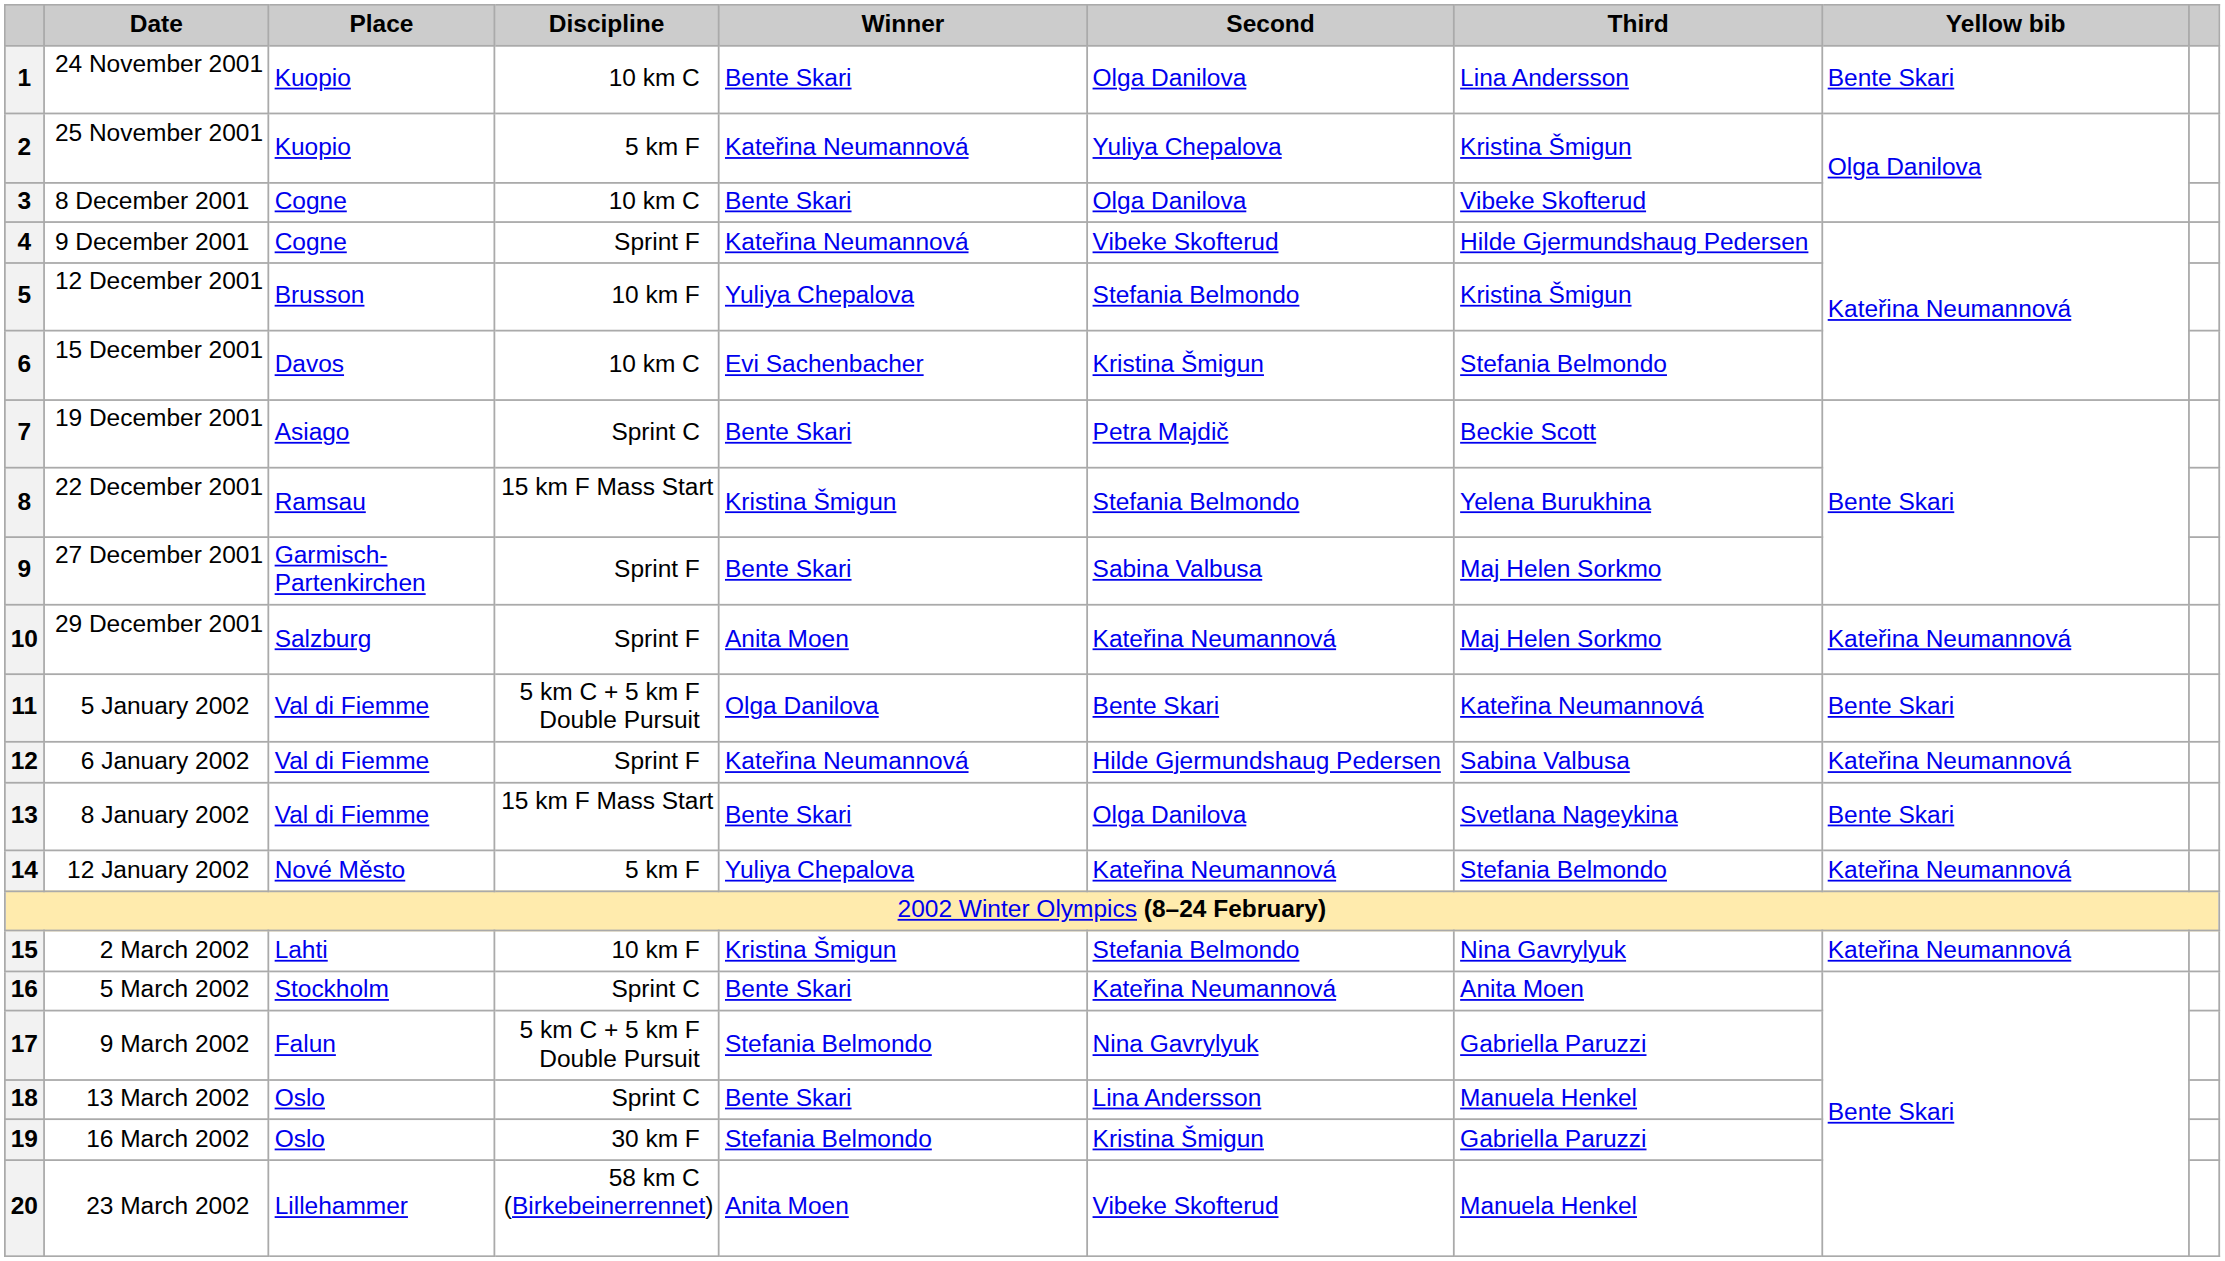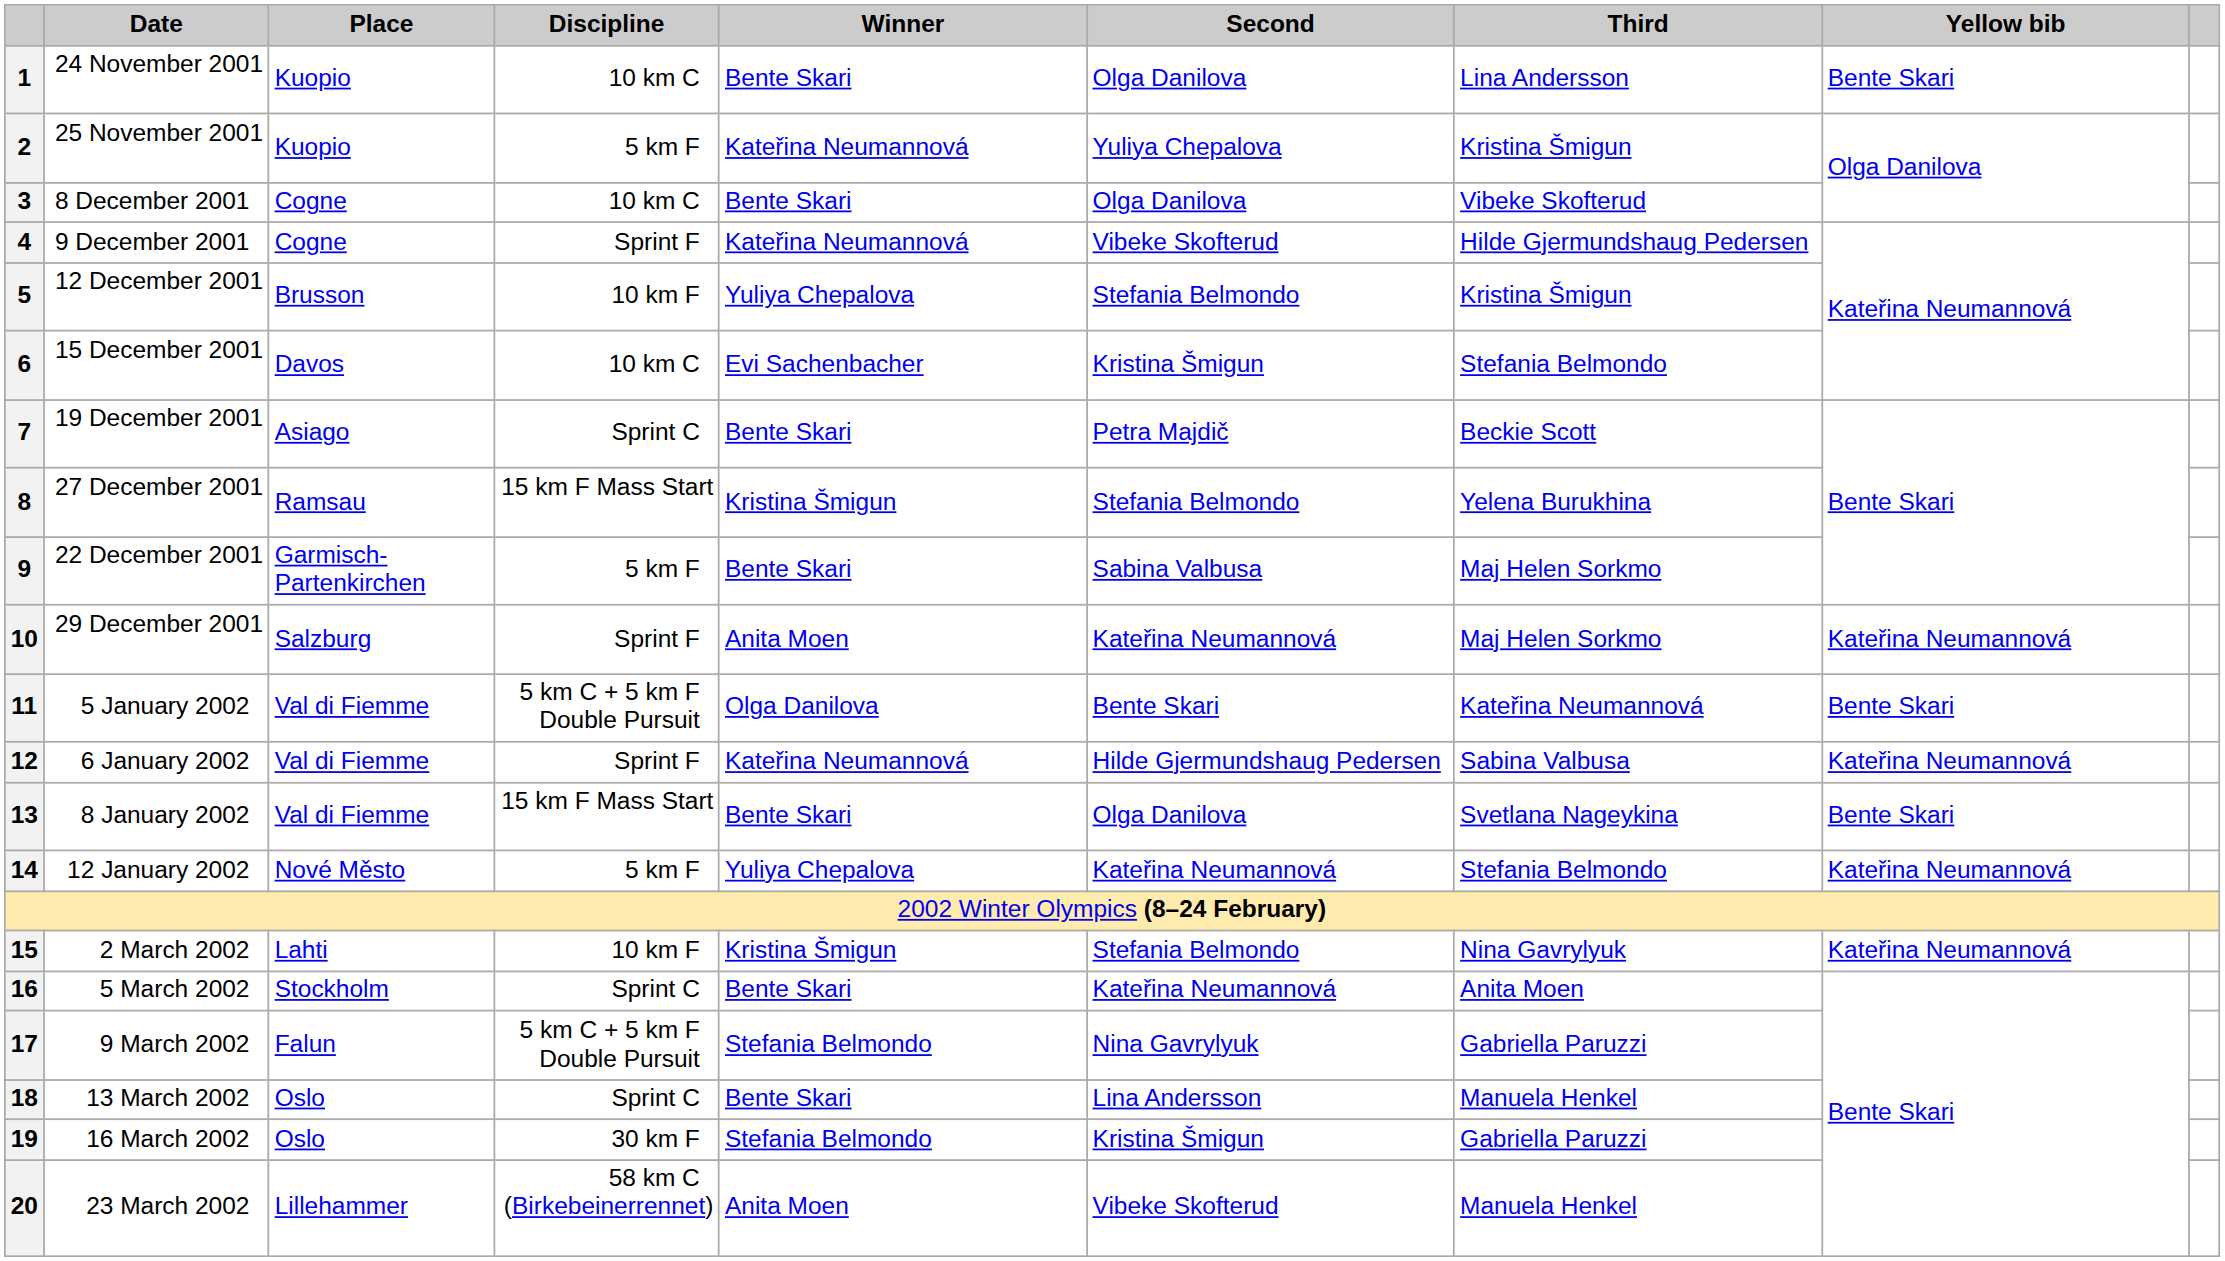(159, 501) 22 December 2001 -> (159, 501) 27 December 2001
(159, 569) 27 December 2001 -> (159, 569) 22 December 2001
(664, 569) Sprint F -> (669, 569) 5 km F
